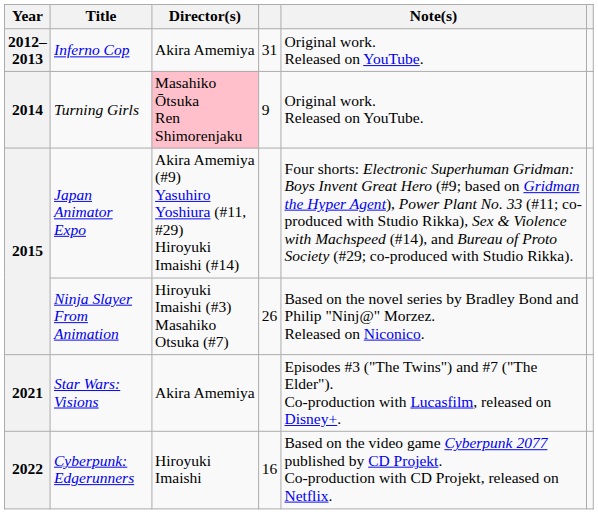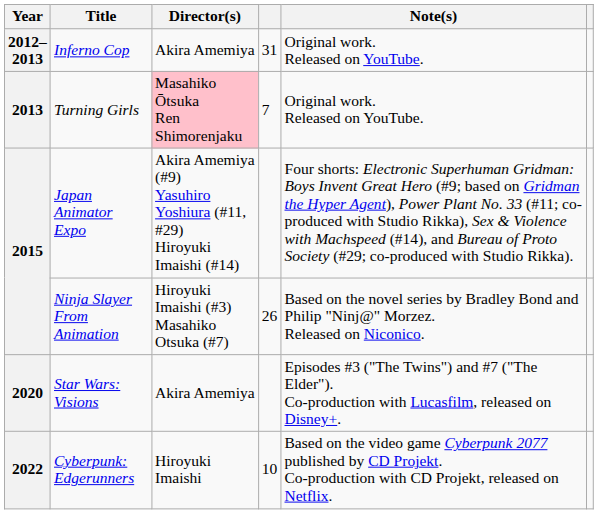(27, 109) 2014 -> (27, 109) 2013
(266, 109) 9 -> (266, 109) 7
(27, 393) 2021 -> (27, 393) 2020
(270, 470) 16 -> (270, 470) 10
